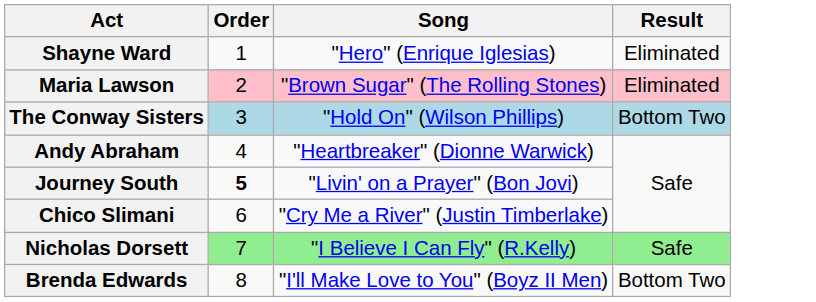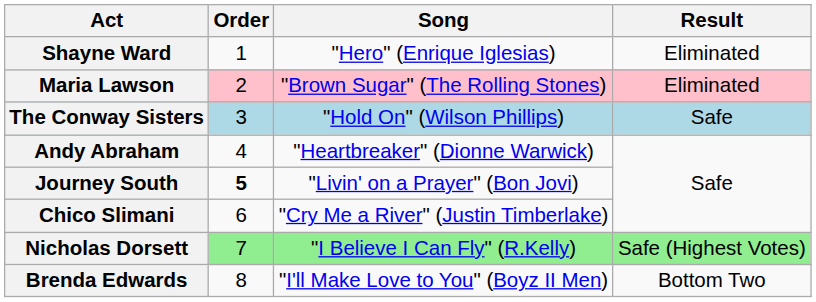(672, 118) Bottom Two -> (712, 118) Safe
(672, 248) Safe -> (712, 248) Safe (Highest Votes)
